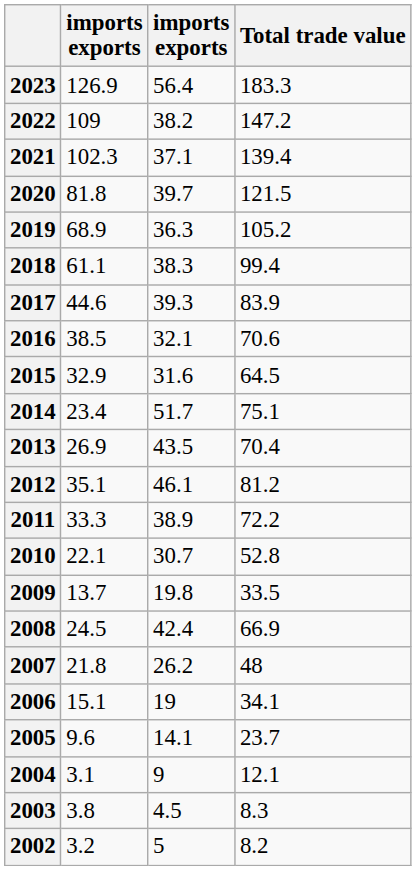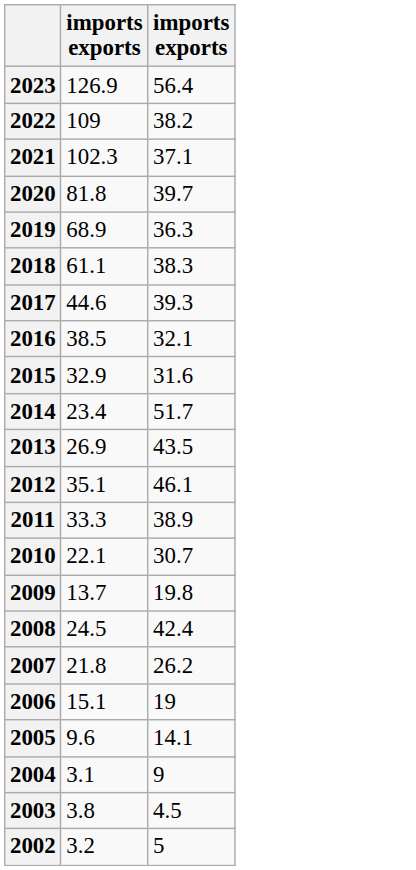- column: (323, 35)
